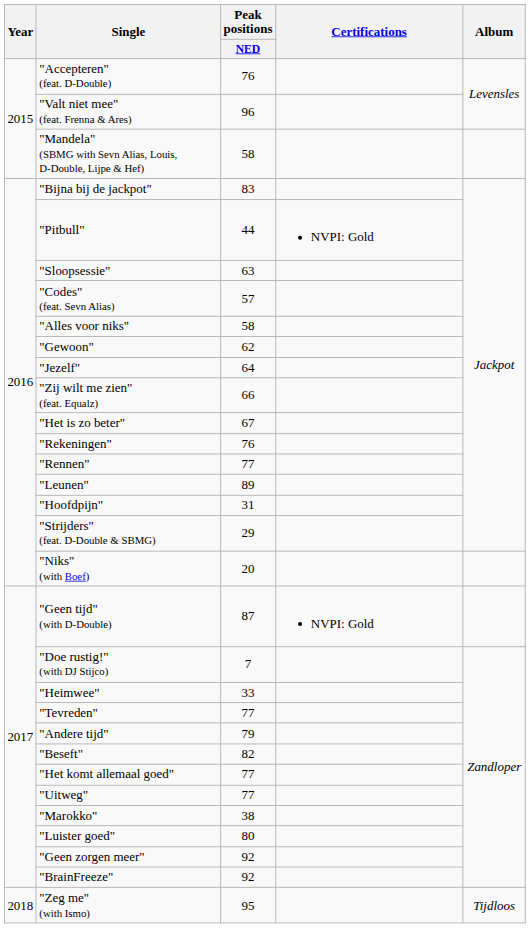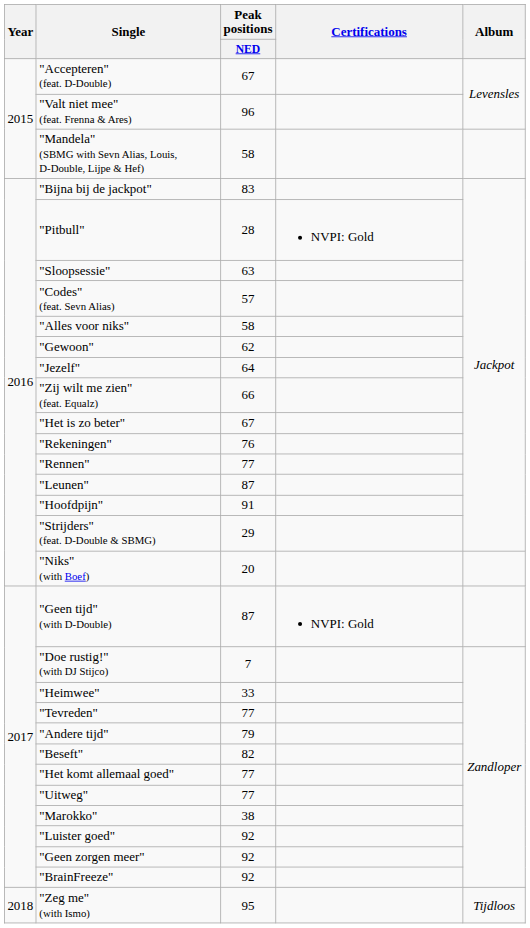(248, 76) 76 -> (248, 76) 67
(248, 229) 44 -> (248, 229) 28
(248, 484) 89 -> (248, 484) 87
(248, 505) 31 -> (248, 505) 91
(248, 836) 80 -> (248, 836) 92
